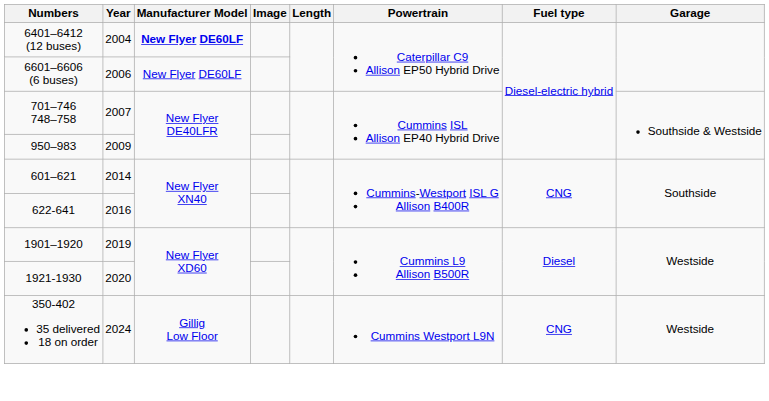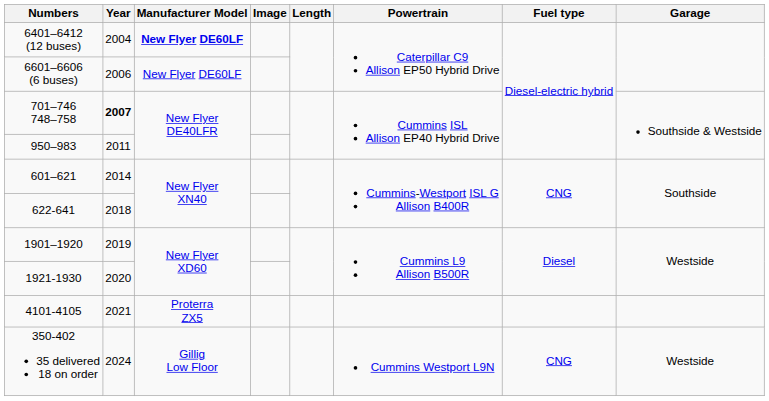(118, 112) normal -> (118, 112) bold
(118, 146) 2009 -> (118, 146) 2011
(118, 210) 2016 -> (118, 210) 2018
+ row: (53, 311)
